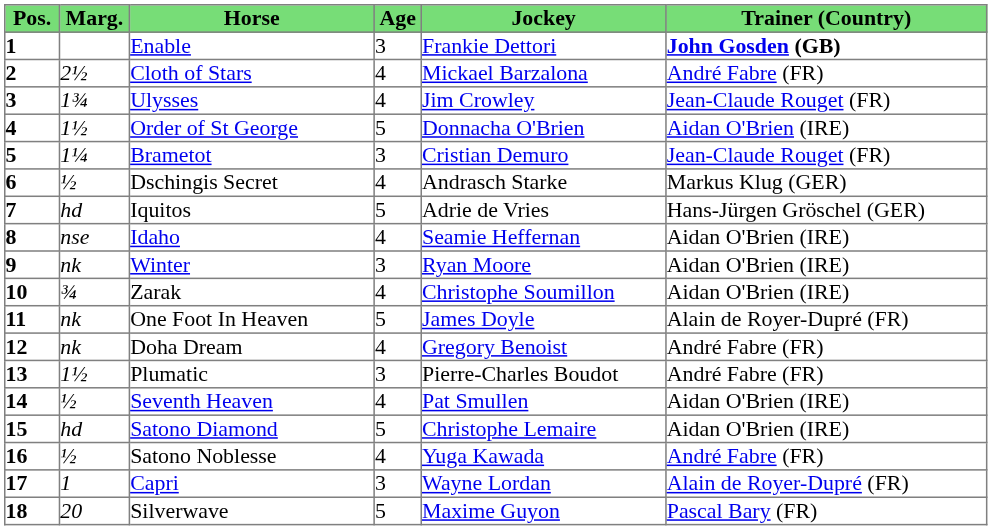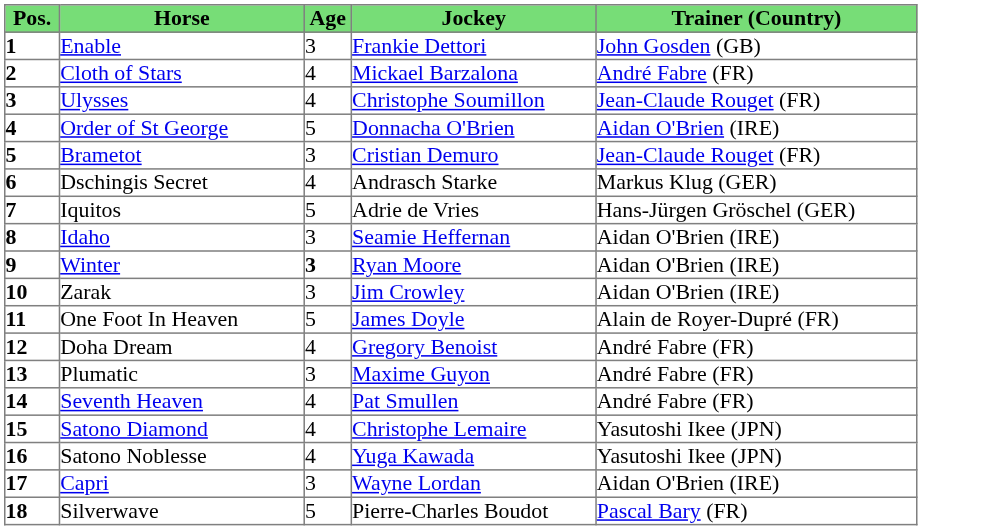- column: (94, 18)
(754, 45) bold -> (679, 45) normal
(478, 100) Jim Crowley -> (448, 100) Christophe Soumillon
(380, 237) 4 -> (310, 237) 3
(380, 264) normal -> (310, 264) bold
(380, 291) 4 -> (310, 291) 3
(518, 291) Christophe Soumillon -> (408, 291) Jim Crowley
(520, 373) Pierre-Charles Boudot -> (421, 373) Maxime Guyon
(758, 401) Aidan O'Brien (IRE) -> (675, 401) André Fabre (FR)
(380, 428) 5 -> (310, 428) 4
(758, 428) Aidan O'Brien (IRE) -> (689, 428) Yasutoshi Ikee (JPN)
(745, 455) André Fabre (FR) -> (689, 455) Yasutoshi Ikee (JPN)
(788, 483) Alain de Royer-Dupré (FR) -> (688, 483) Aidan O'Brien (IRE)
(491, 510) Maxime Guyon -> (450, 510) Pierre-Charles Boudot
